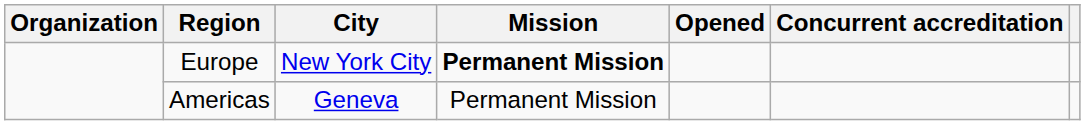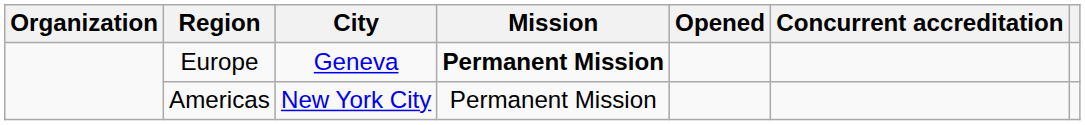(356, 61) New York City -> (356, 61) Geneva
(356, 100) Geneva -> (356, 100) New York City
